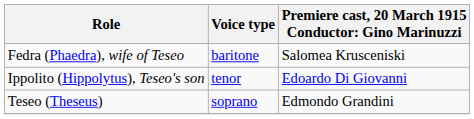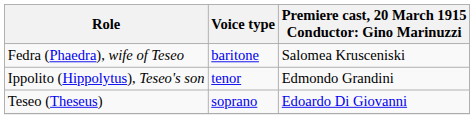(344, 78) Edoardo Di Giovanni -> (338, 78) Edmondo Grandini
(338, 101) Edmondo Grandini -> (344, 101) Edoardo Di Giovanni
